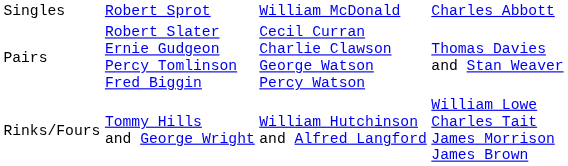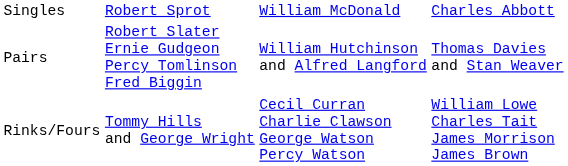(325, 58) Cecil Curran Charlie Clawson George Watson Percy Watson -> (343, 58) William Hutchinson and Alfred Langford
(343, 130) William Hutchinson and Alfred Langford -> (325, 130) Cecil Curran Charlie Clawson George Watson Percy Watson
